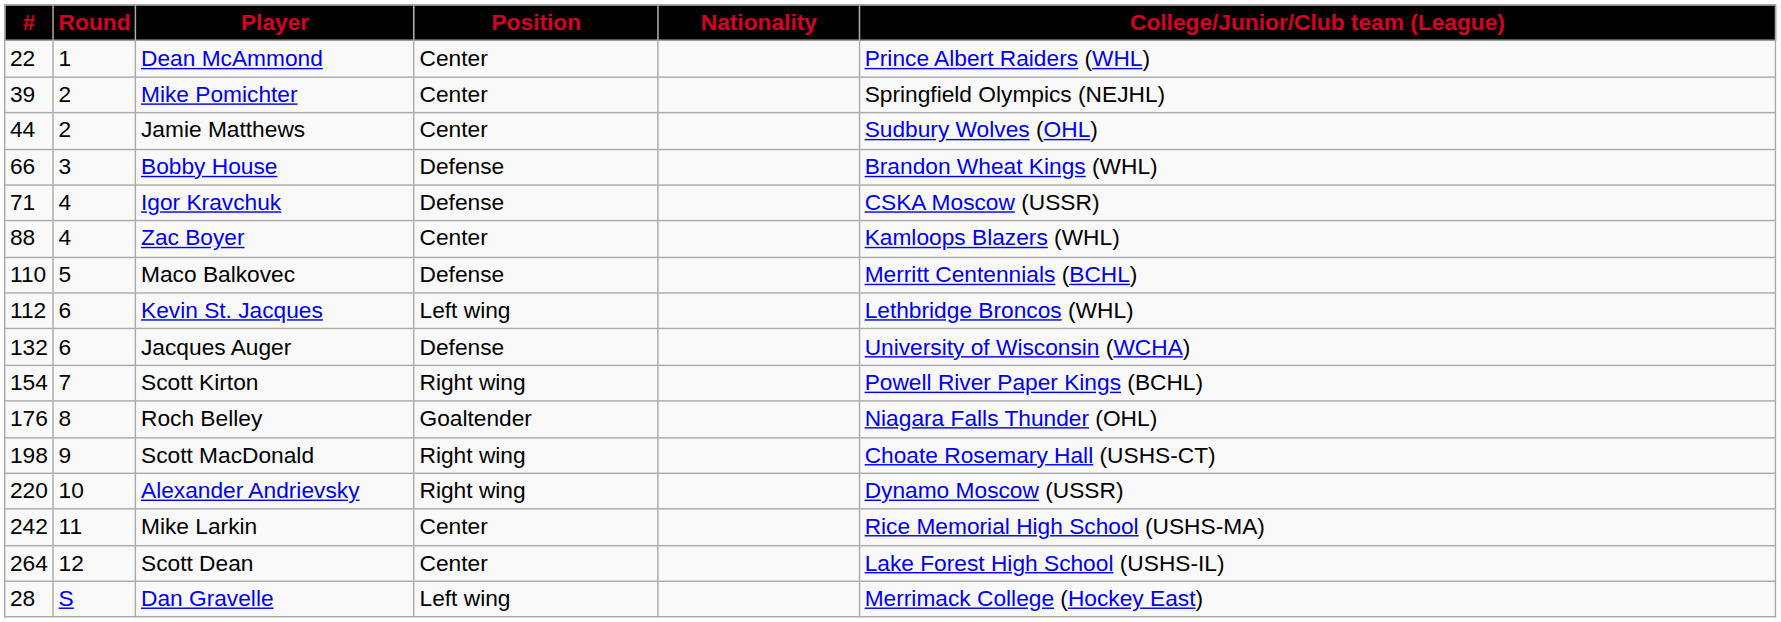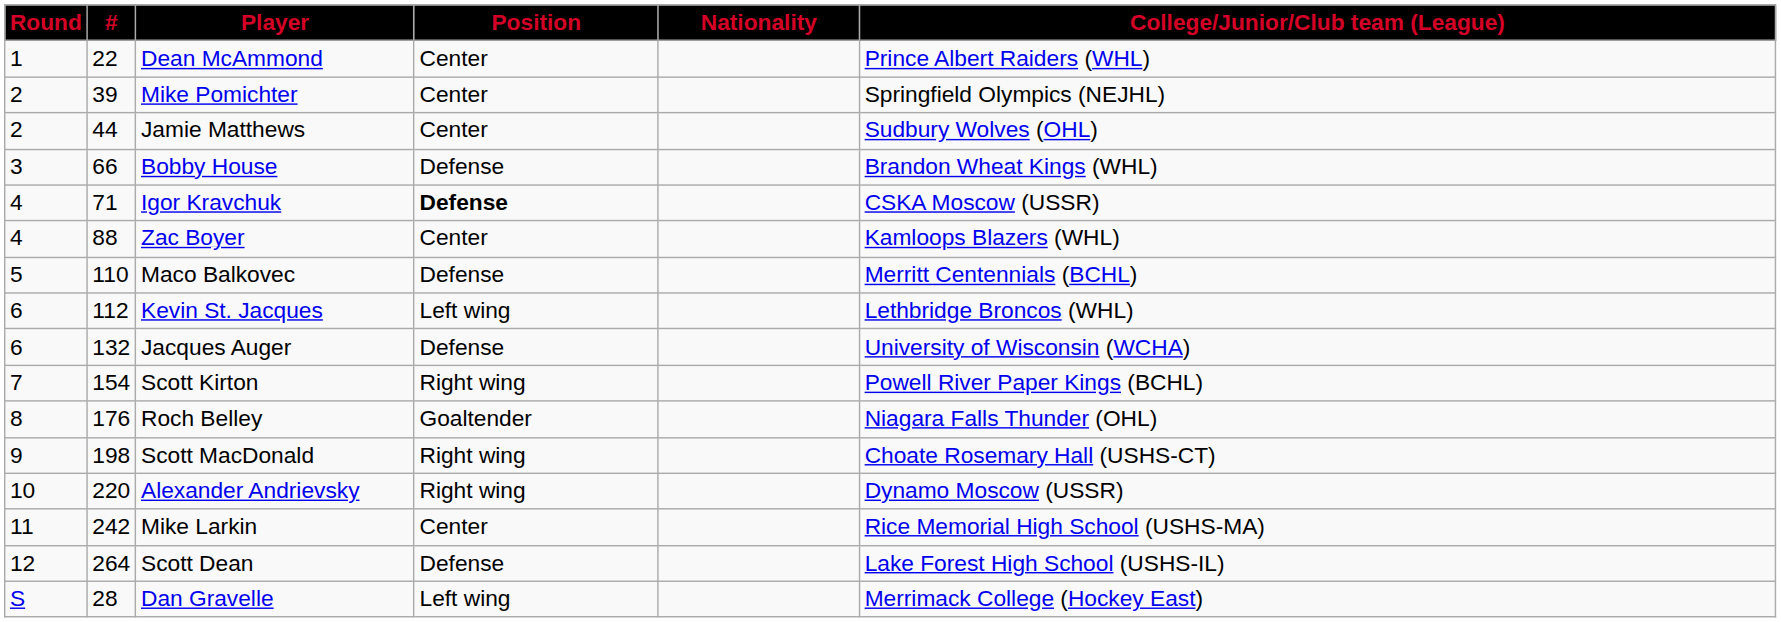columns swapped: (95, 22) <-> (29, 22)
(462, 202) normal -> (464, 202) bold
(454, 563) Center -> (462, 563) Defense
